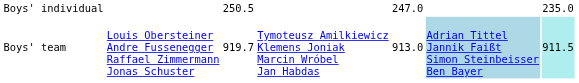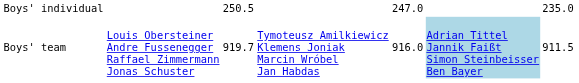(408, 48) 913.0 -> (408, 48) 916.0
(558, 48) paleturquoise background -> (558, 48) no background
